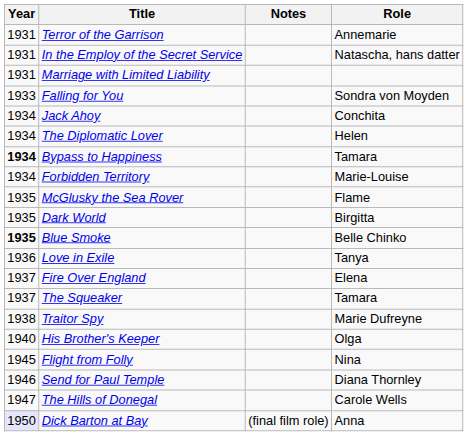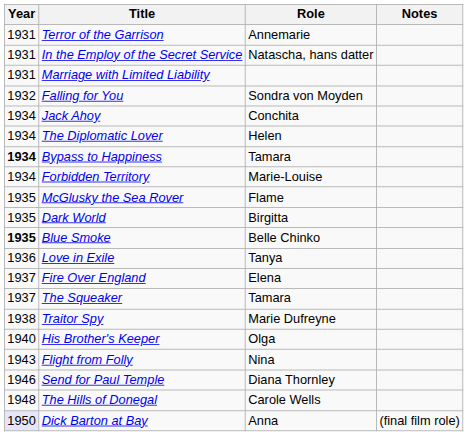columns swapped: (397, 14) <-> (288, 14)
(22, 95) 1933 -> (22, 95) 1932
(22, 359) 1945 -> (22, 359) 1943
(22, 400) 1947 -> (22, 400) 1948
